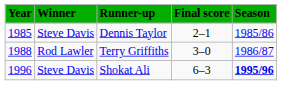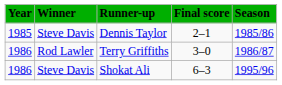(20, 51) 1988 -> (20, 51) 1986
(20, 70) 1996 -> (20, 70) 1986
(254, 70) bold -> (254, 70) normal
